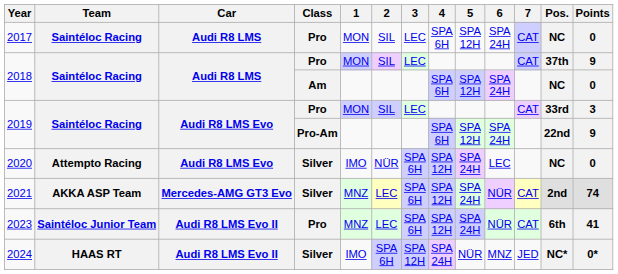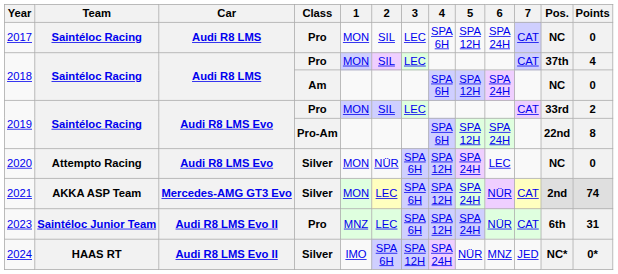(593, 62) 9 -> (593, 62) 4
(593, 110) 3 -> (593, 110) 2
(593, 134) 9 -> (593, 134) 8
(356, 164) IMO -> (356, 164) MON
(356, 194) MNZ -> (356, 194) MON
(593, 224) 41 -> (593, 224) 31
